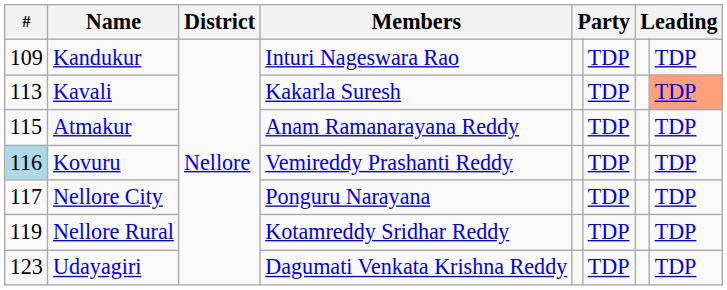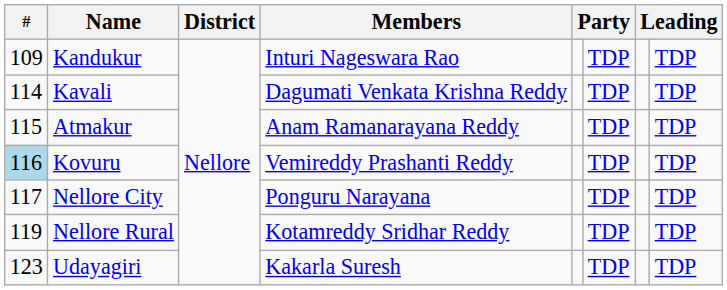(26, 92) 113 -> (26, 92) 114
(333, 92) Kakarla Suresh -> (416, 92) Dagumati Venkata Krishna Reddy
(676, 92) lightsalmon background -> (676, 92) no background
(416, 267) Dagumati Venkata Krishna Reddy -> (333, 267) Kakarla Suresh
